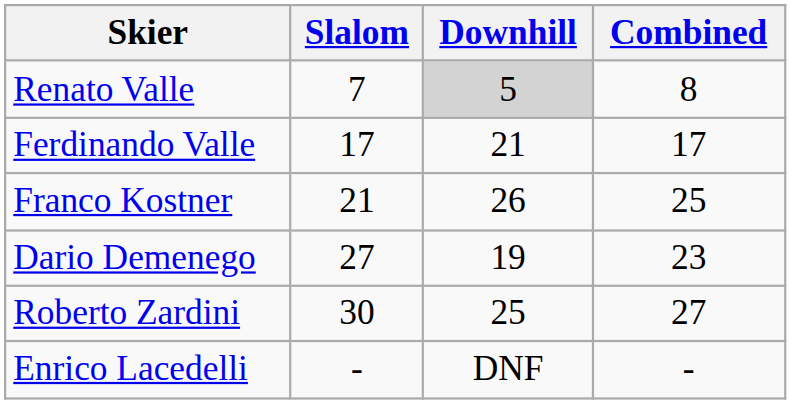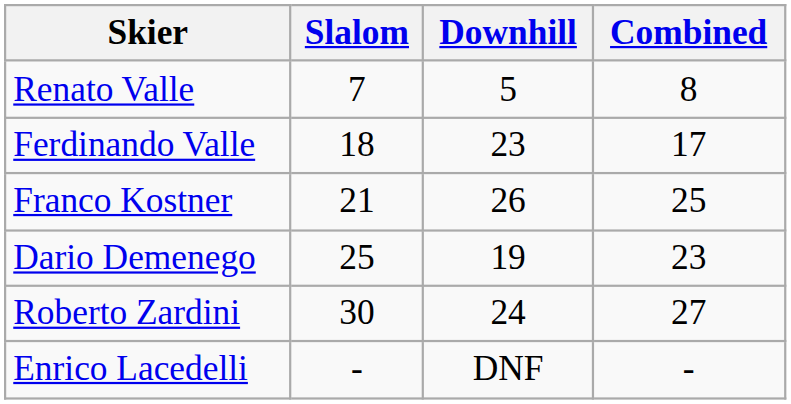(508, 88) lightgrey background -> (508, 88) no background
(357, 144) 17 -> (357, 144) 18
(508, 144) 21 -> (508, 144) 23
(357, 256) 27 -> (357, 256) 25
(508, 312) 25 -> (508, 312) 24
